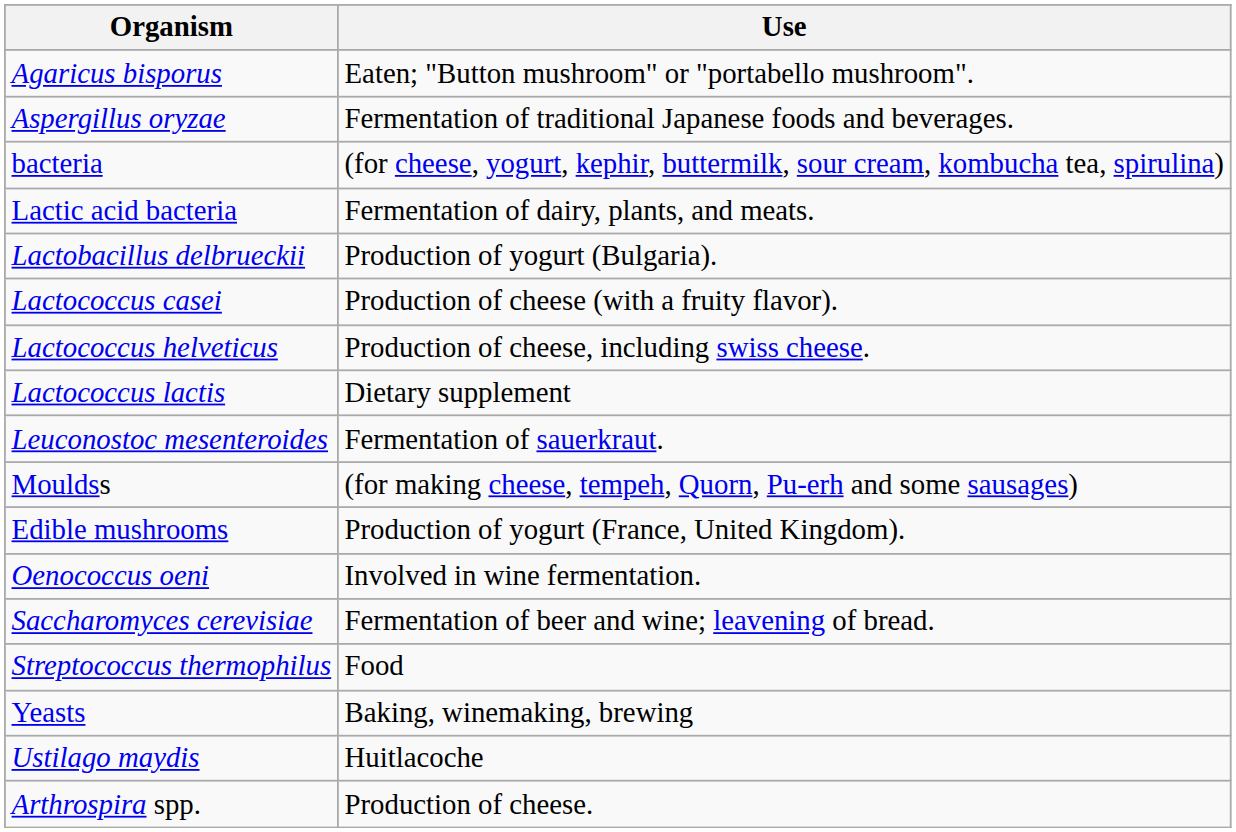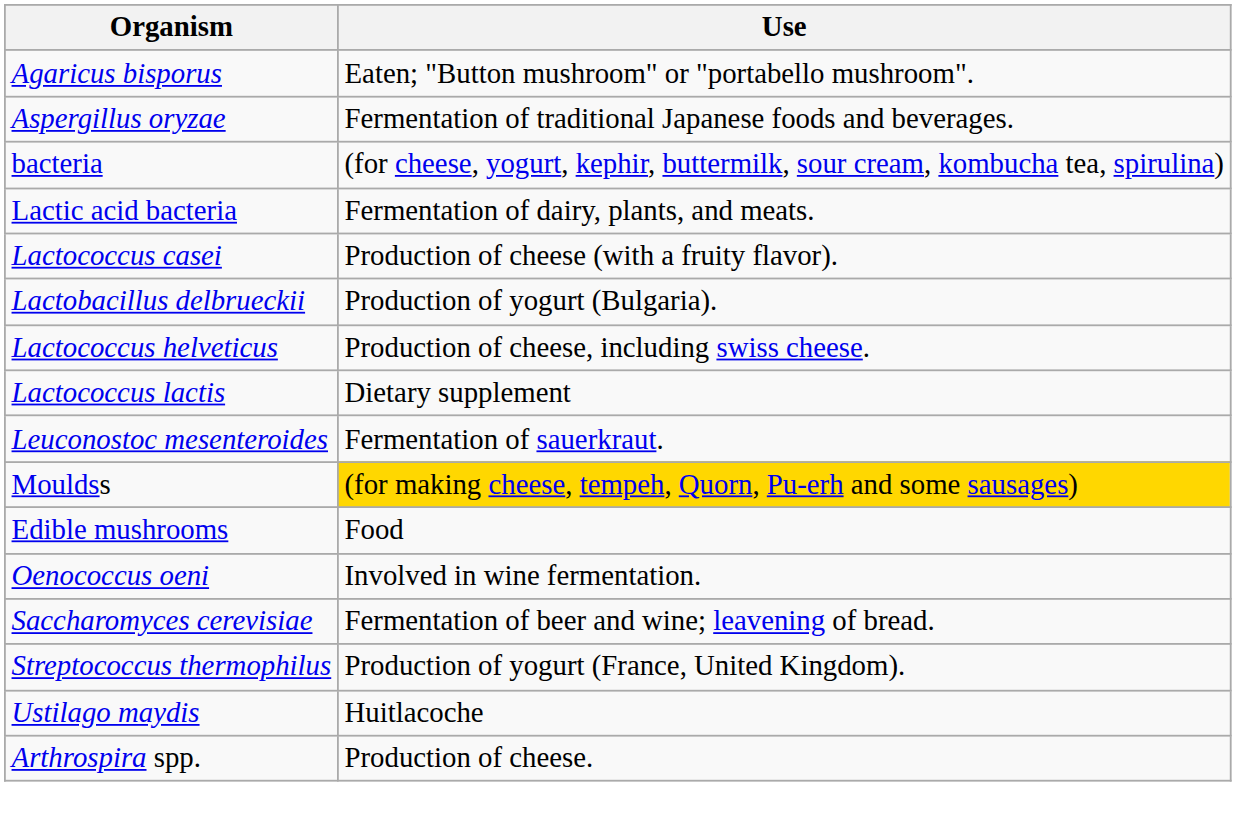rows swapped: (158, 255) <-> (117, 301)
(711, 484) no background -> (711, 484) gold background
(625, 529) Production of yogurt (France, United Kingdom). -> (374, 529) Food
(374, 666) Food -> (625, 666) Production of yogurt (France, United Kingdom).
- row: (48, 712)
